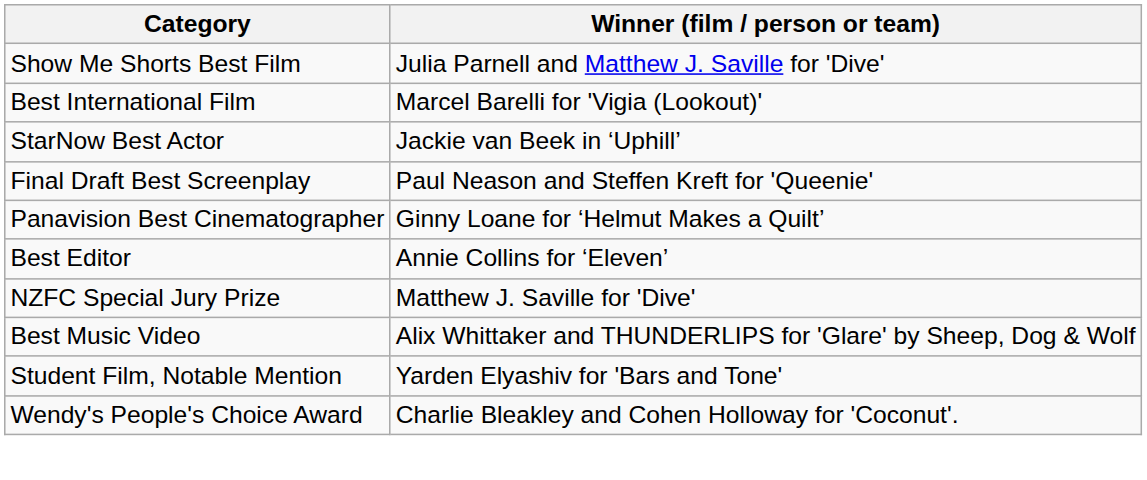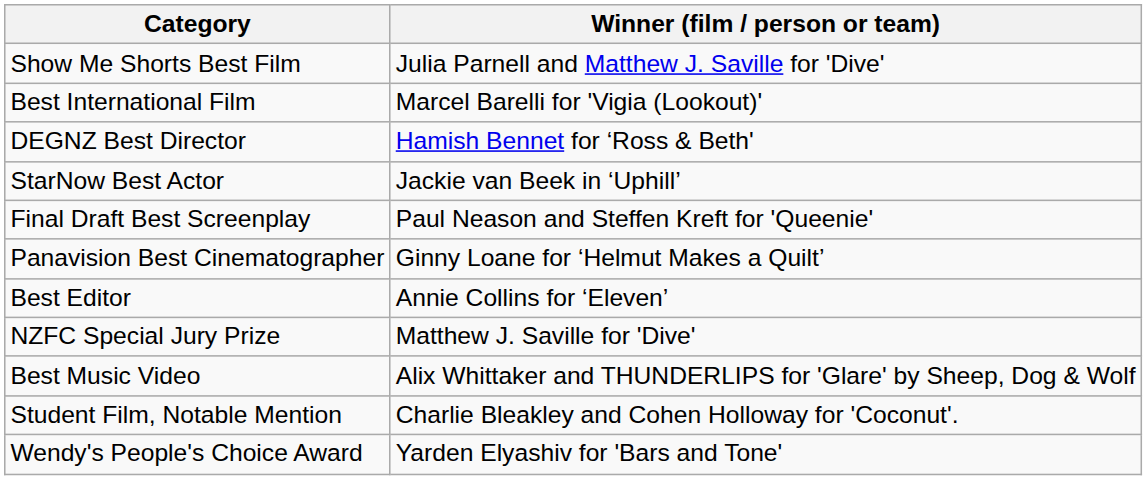+ row: (128, 141)
(589, 375) Yarden Elyashiv for 'Bars and Tone' -> (677, 414) Charlie Bleakley and Cohen Holloway for 'Coconut'.
(677, 414) Charlie Bleakley and Cohen Holloway for 'Coconut'. -> (589, 453) Yarden Elyashiv for 'Bars and Tone'
